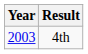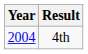(22, 37) 2003 -> (22, 37) 2004
